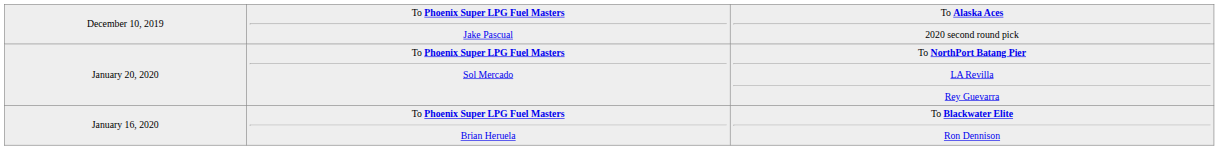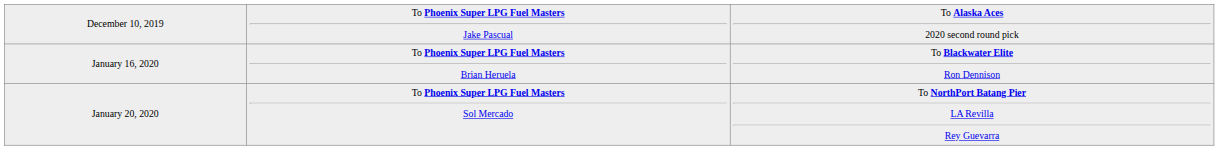rows swapped: (125, 125) <-> (125, 74)
